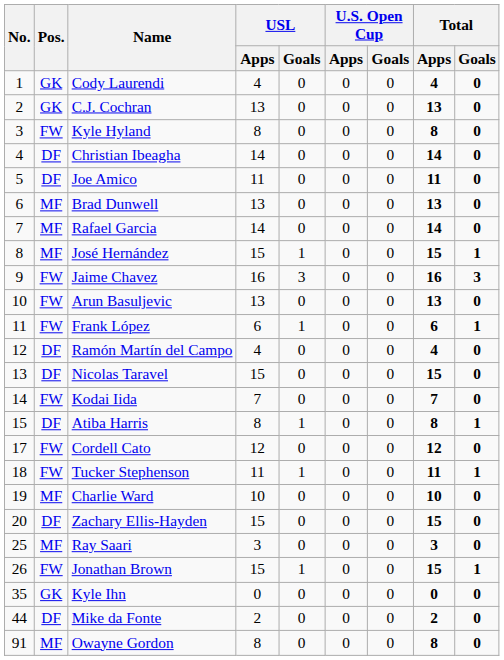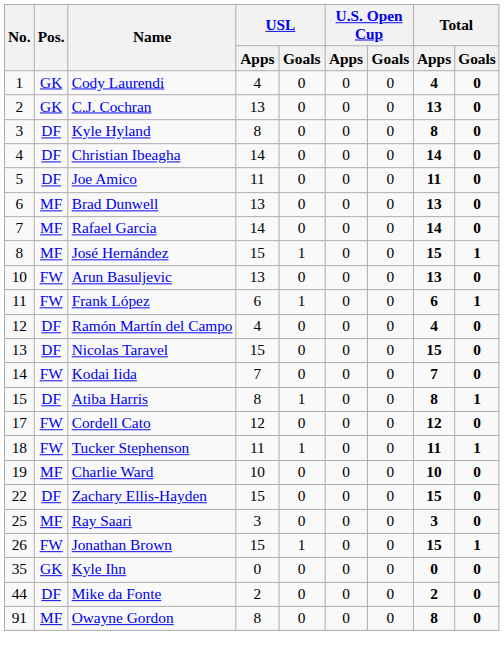(51, 131) FW -> (51, 131) DF
- row: (115, 277)
(19, 521) 20 -> (19, 496) 22
